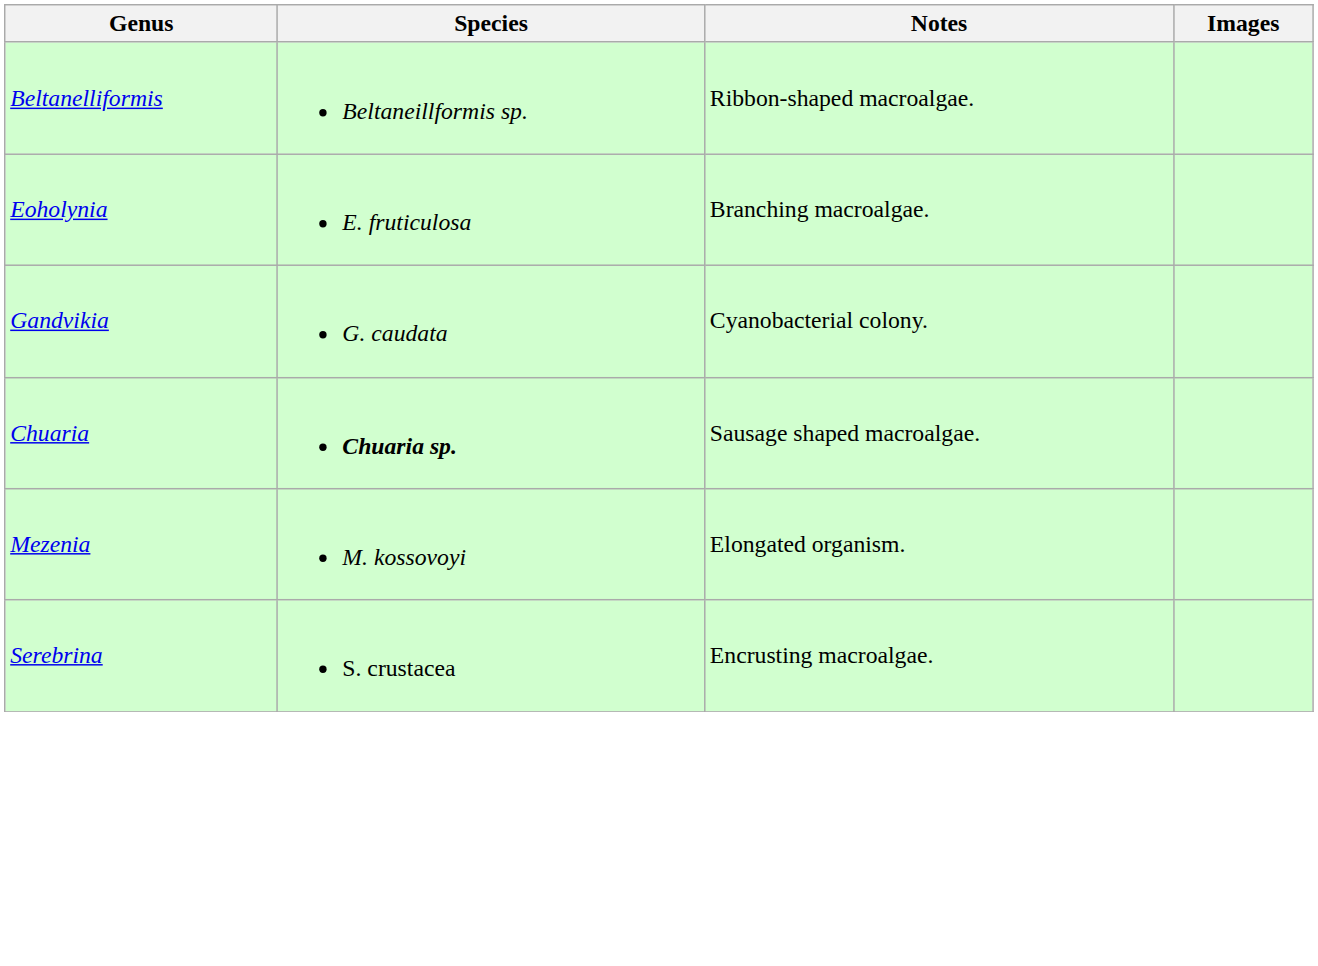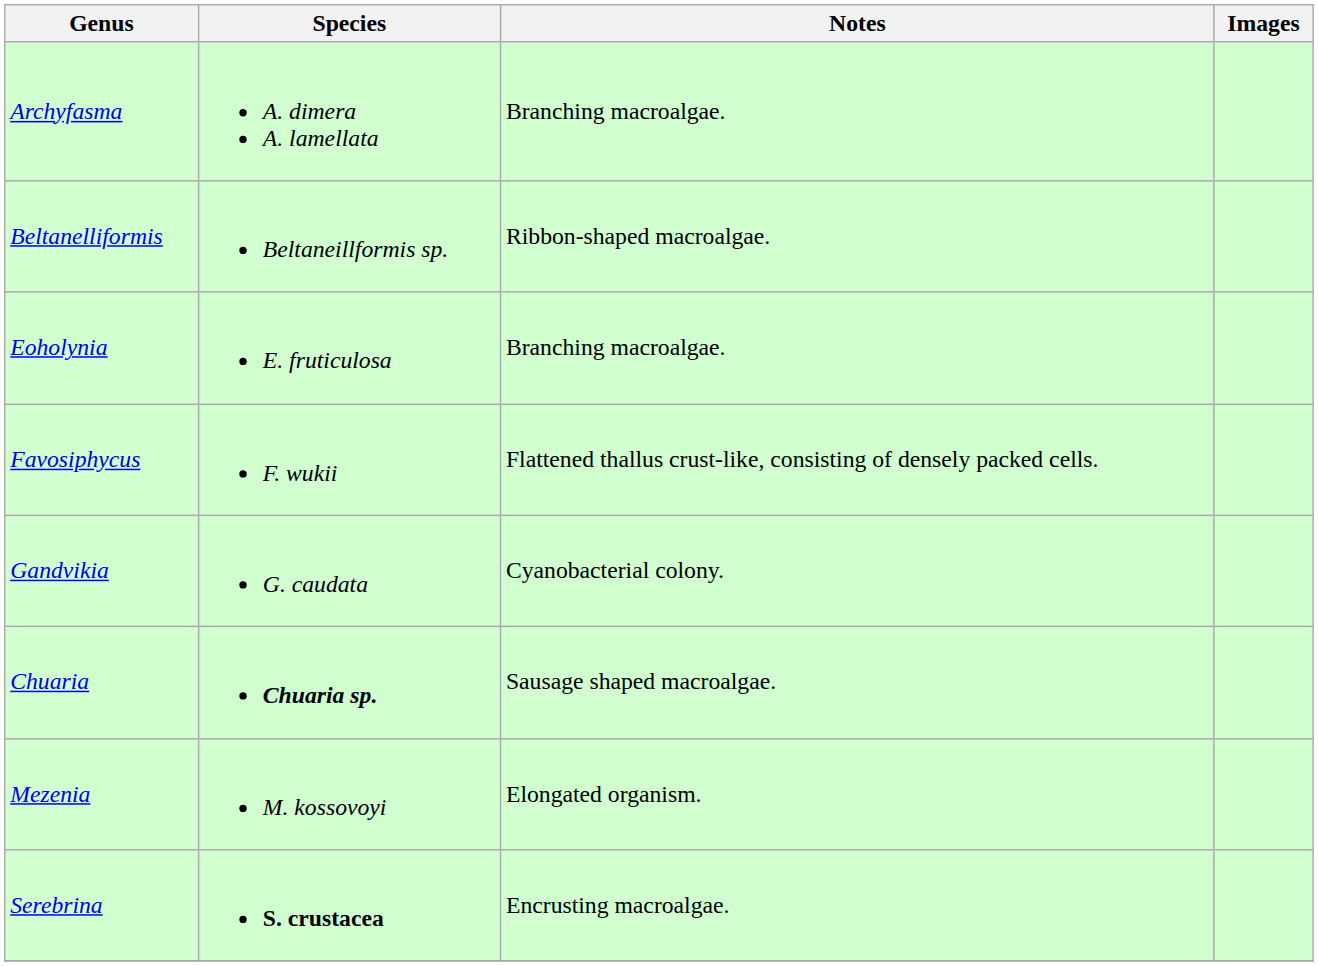+ row: (66, 111)
+ row: (75, 459)
(491, 669) normal -> (349, 919) bold
